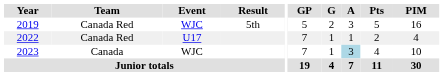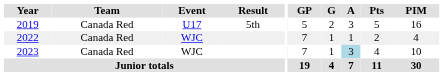(192, 24) WJC -> (192, 24) U17
(192, 38) U17 -> (192, 38) WJC
(107, 51) Canada -> (107, 51) Canada Red
